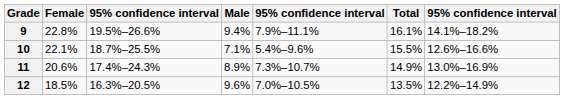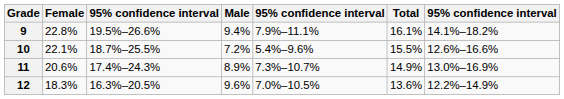(237, 49) 7.1% -> (237, 49) 7.2%
(61, 85) 18.5% -> (61, 85) 18.3%
(406, 85) 13.5% -> (406, 85) 13.6%
